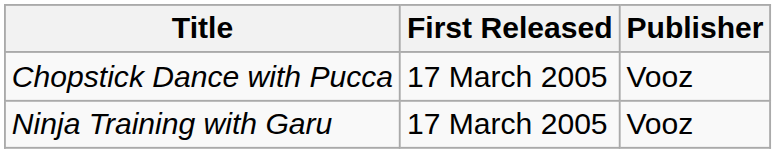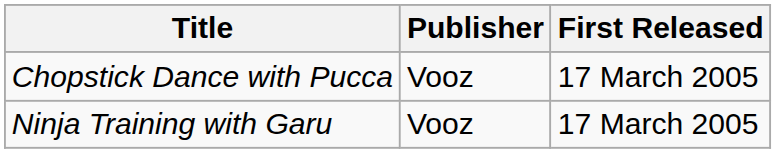columns swapped: (695, 28) <-> (510, 28)
